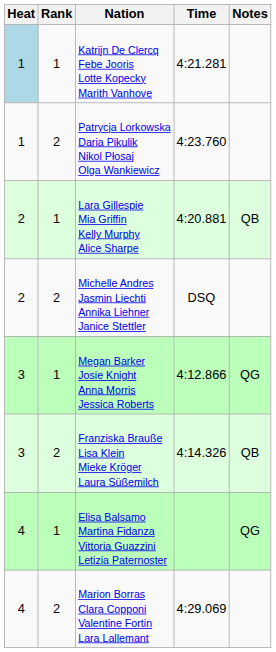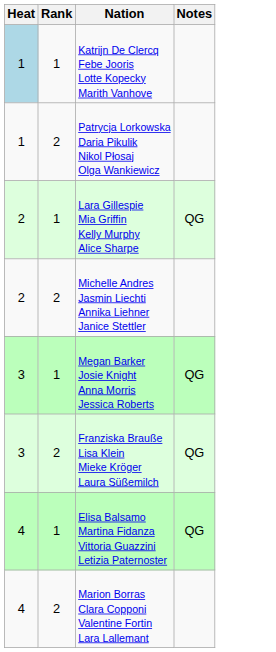- column: (201, 14)
(250, 219) QB -> (194, 219) QG
(250, 453) QB -> (194, 453) QG
